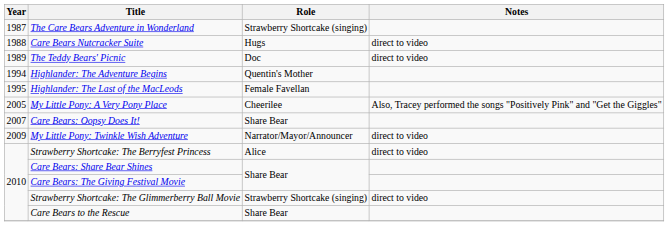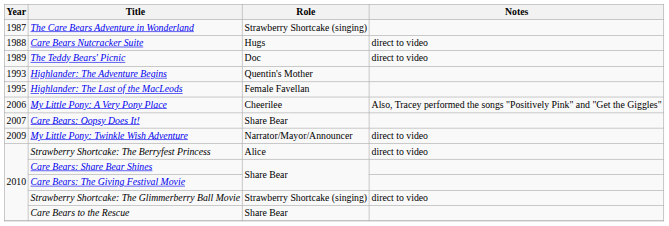(16, 74) 1994 -> (16, 74) 1993
(16, 105) 2005 -> (16, 105) 2006
